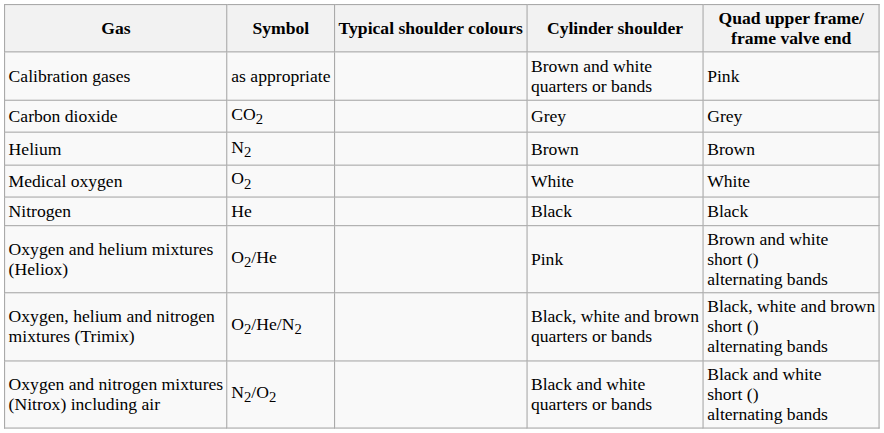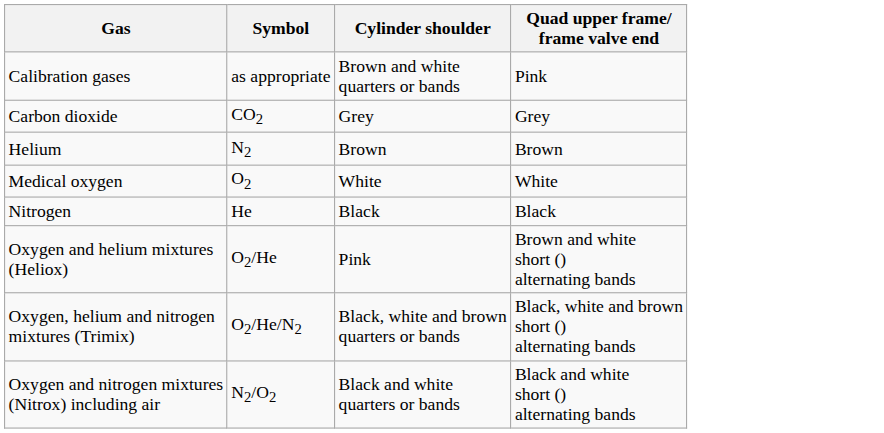- column: (431, 28)
